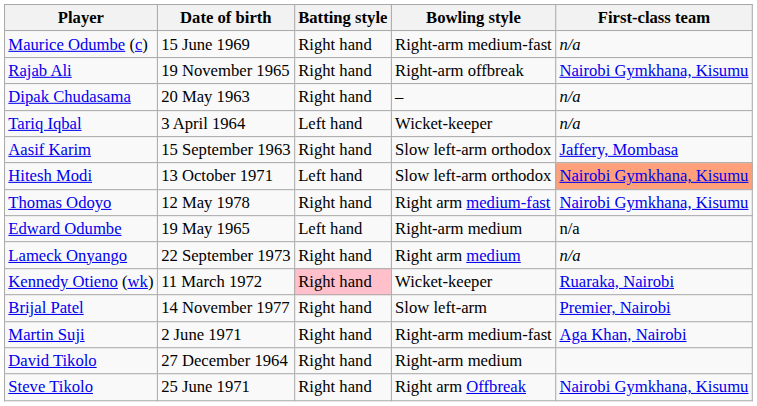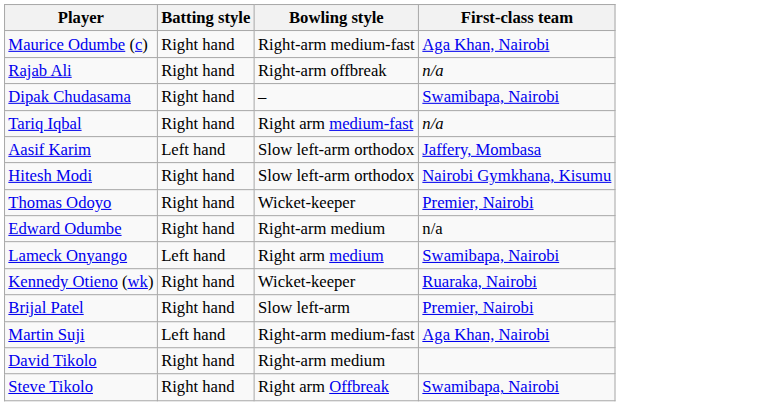- column: (226, 17)
(570, 44) n/a -> (486, 44) Aga Khan, Nairobi
(654, 70) Nairobi Gymkhana, Kisumu -> (433, 70) n/a
(570, 96) n/a -> (491, 96) Swamibapa, Nairobi
(330, 123) Left hand -> (198, 123) Right hand
(444, 123) Wicket-keeper -> (336, 123) Right arm medium-fast
(335, 149) Right hand -> (193, 149) Left hand
(330, 176) Left hand -> (198, 176) Right hand
(654, 176) lightsalmon background -> (517, 176) no background
(473, 202) Right arm medium-fast -> (307, 202) Wicket-keeper
(654, 202) Nairobi Gymkhana, Kisumu -> (478, 202) Premier, Nairobi
(330, 228) Left hand -> (198, 228) Right hand
(335, 255) Right hand -> (193, 255) Left hand
(570, 255) n/a -> (491, 255) Swamibapa, Nairobi
(335, 281) pink background -> (198, 281) no background
(335, 334) Right hand -> (193, 334) Left hand
(654, 387) Nairobi Gymkhana, Kisumu -> (491, 387) Swamibapa, Nairobi
